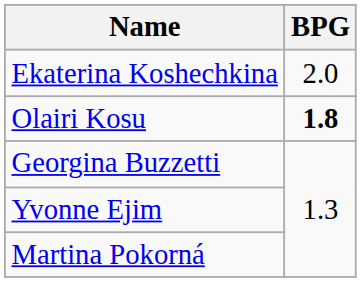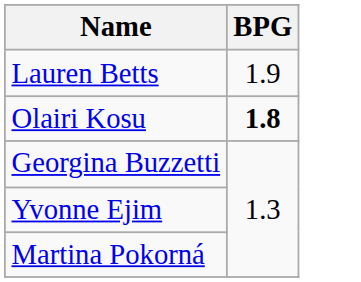- row: (145, 72)
+ row: (85, 72)
